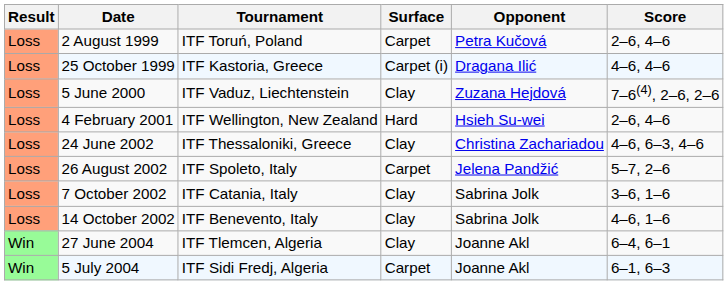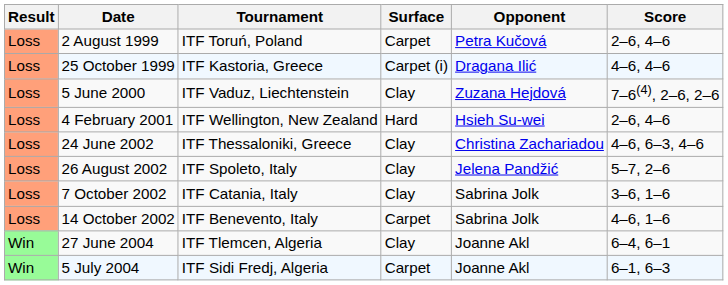(408, 168) Carpet -> (400, 168) Clay
(400, 217) Clay -> (408, 217) Carpet
